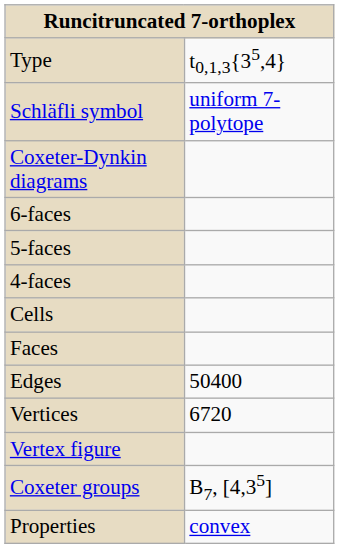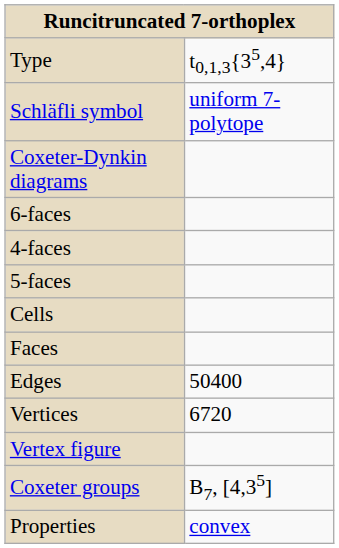rows swapped: (40, 247) <-> (40, 281)
